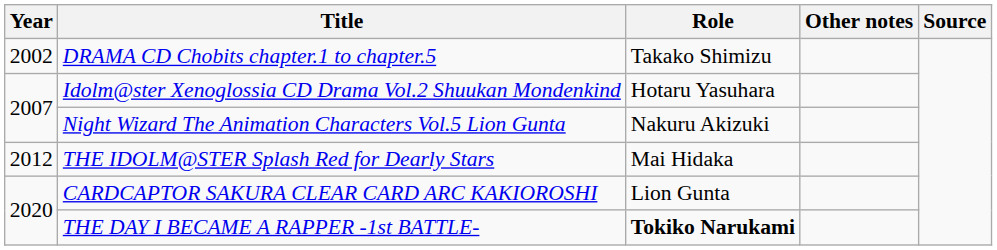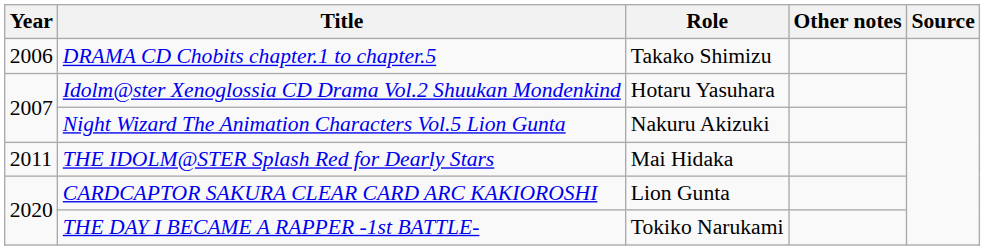(31, 55) 2002 -> (31, 55) 2006
(31, 158) 2012 -> (31, 158) 2011
(713, 227) bold -> (707, 227) normal
